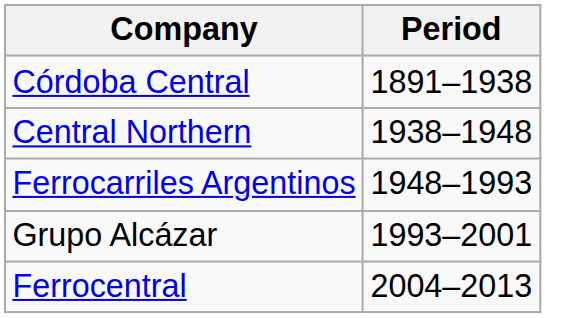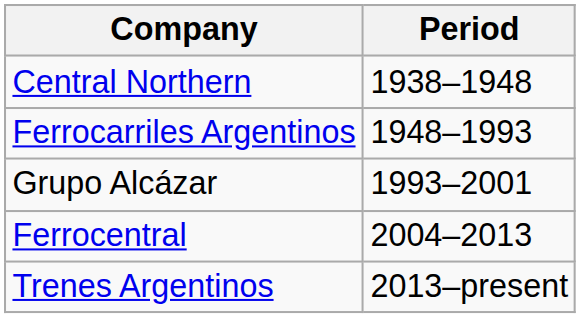- row: (131, 81)
+ row: (143, 286)
